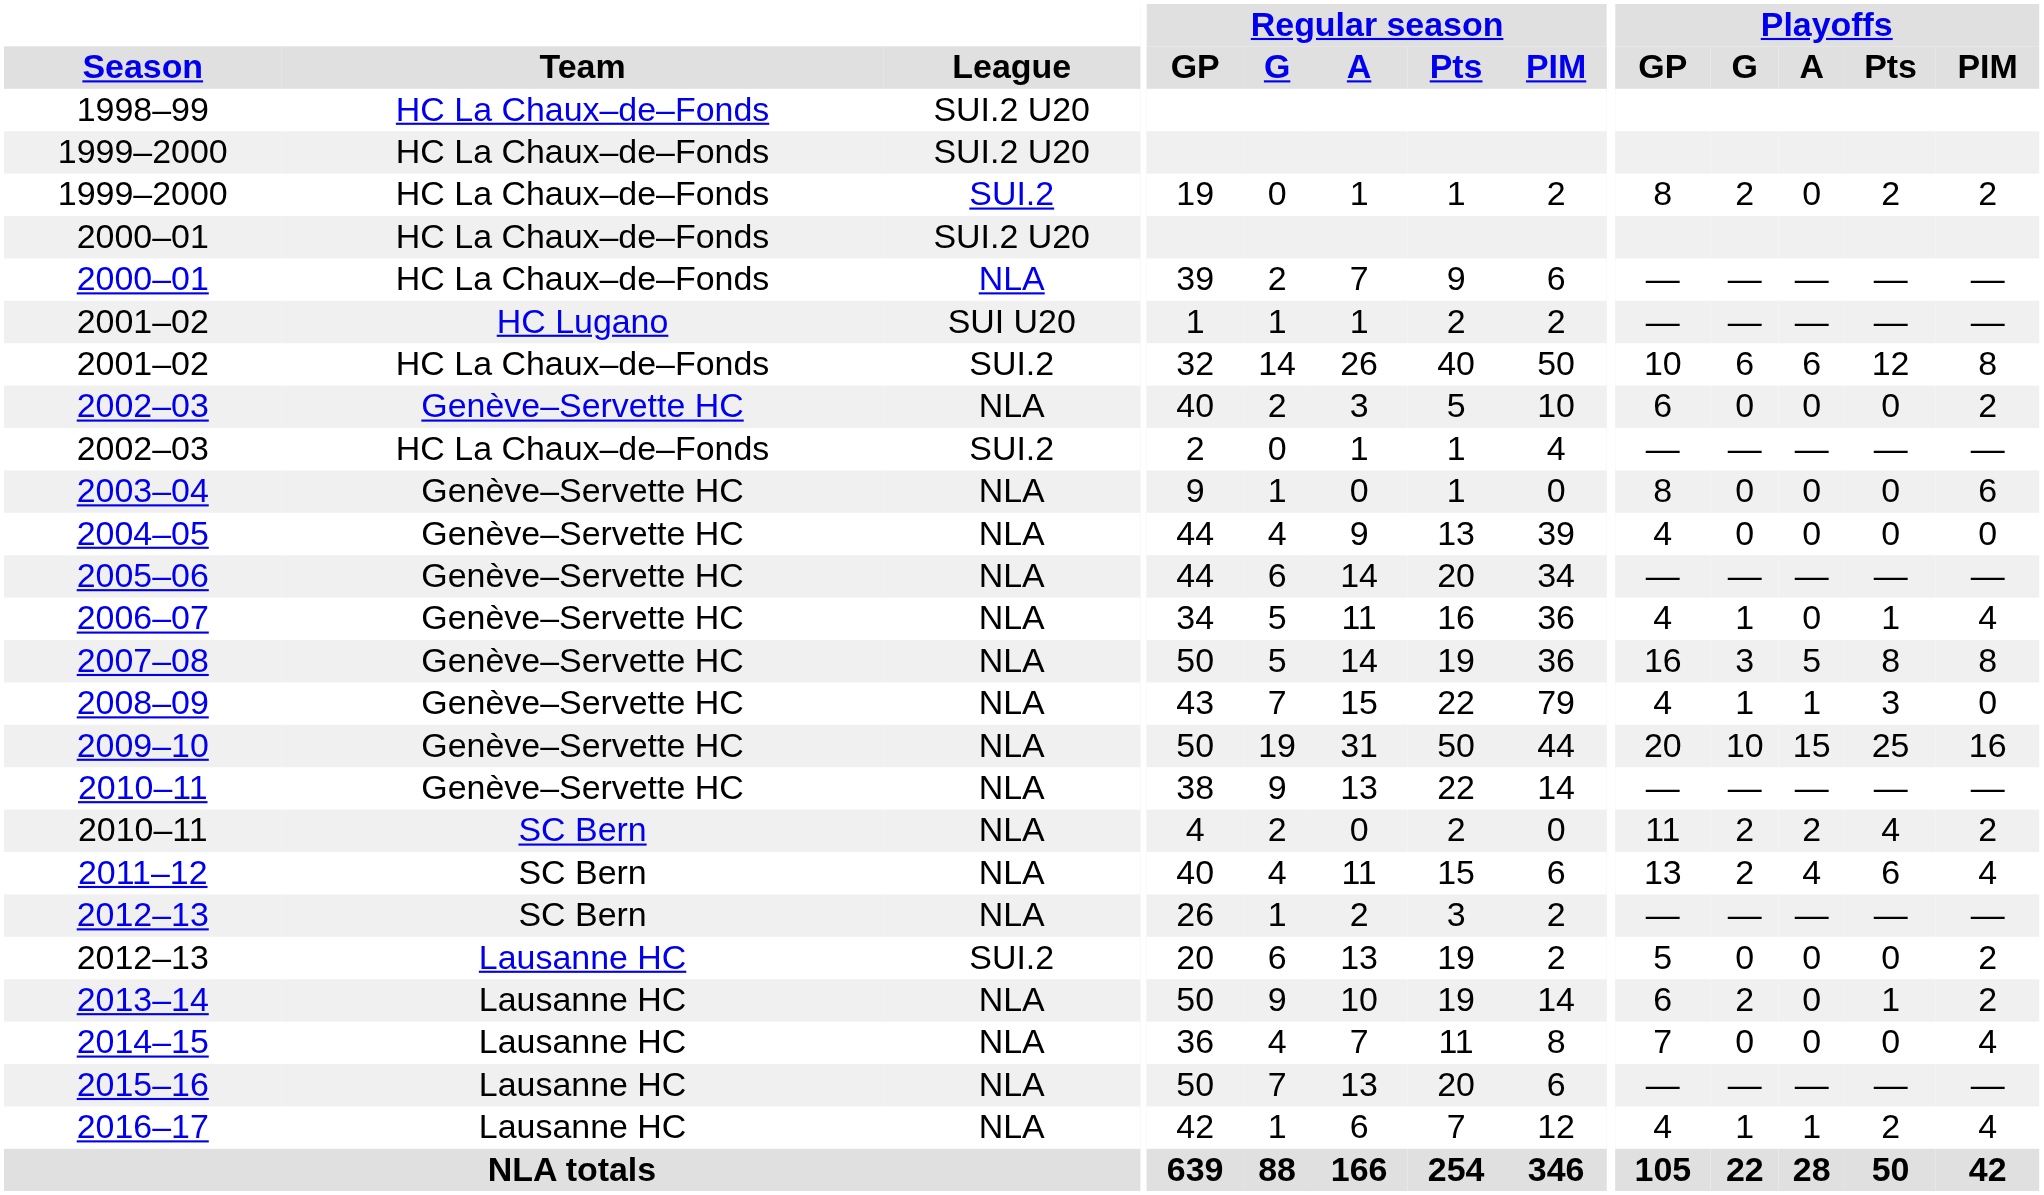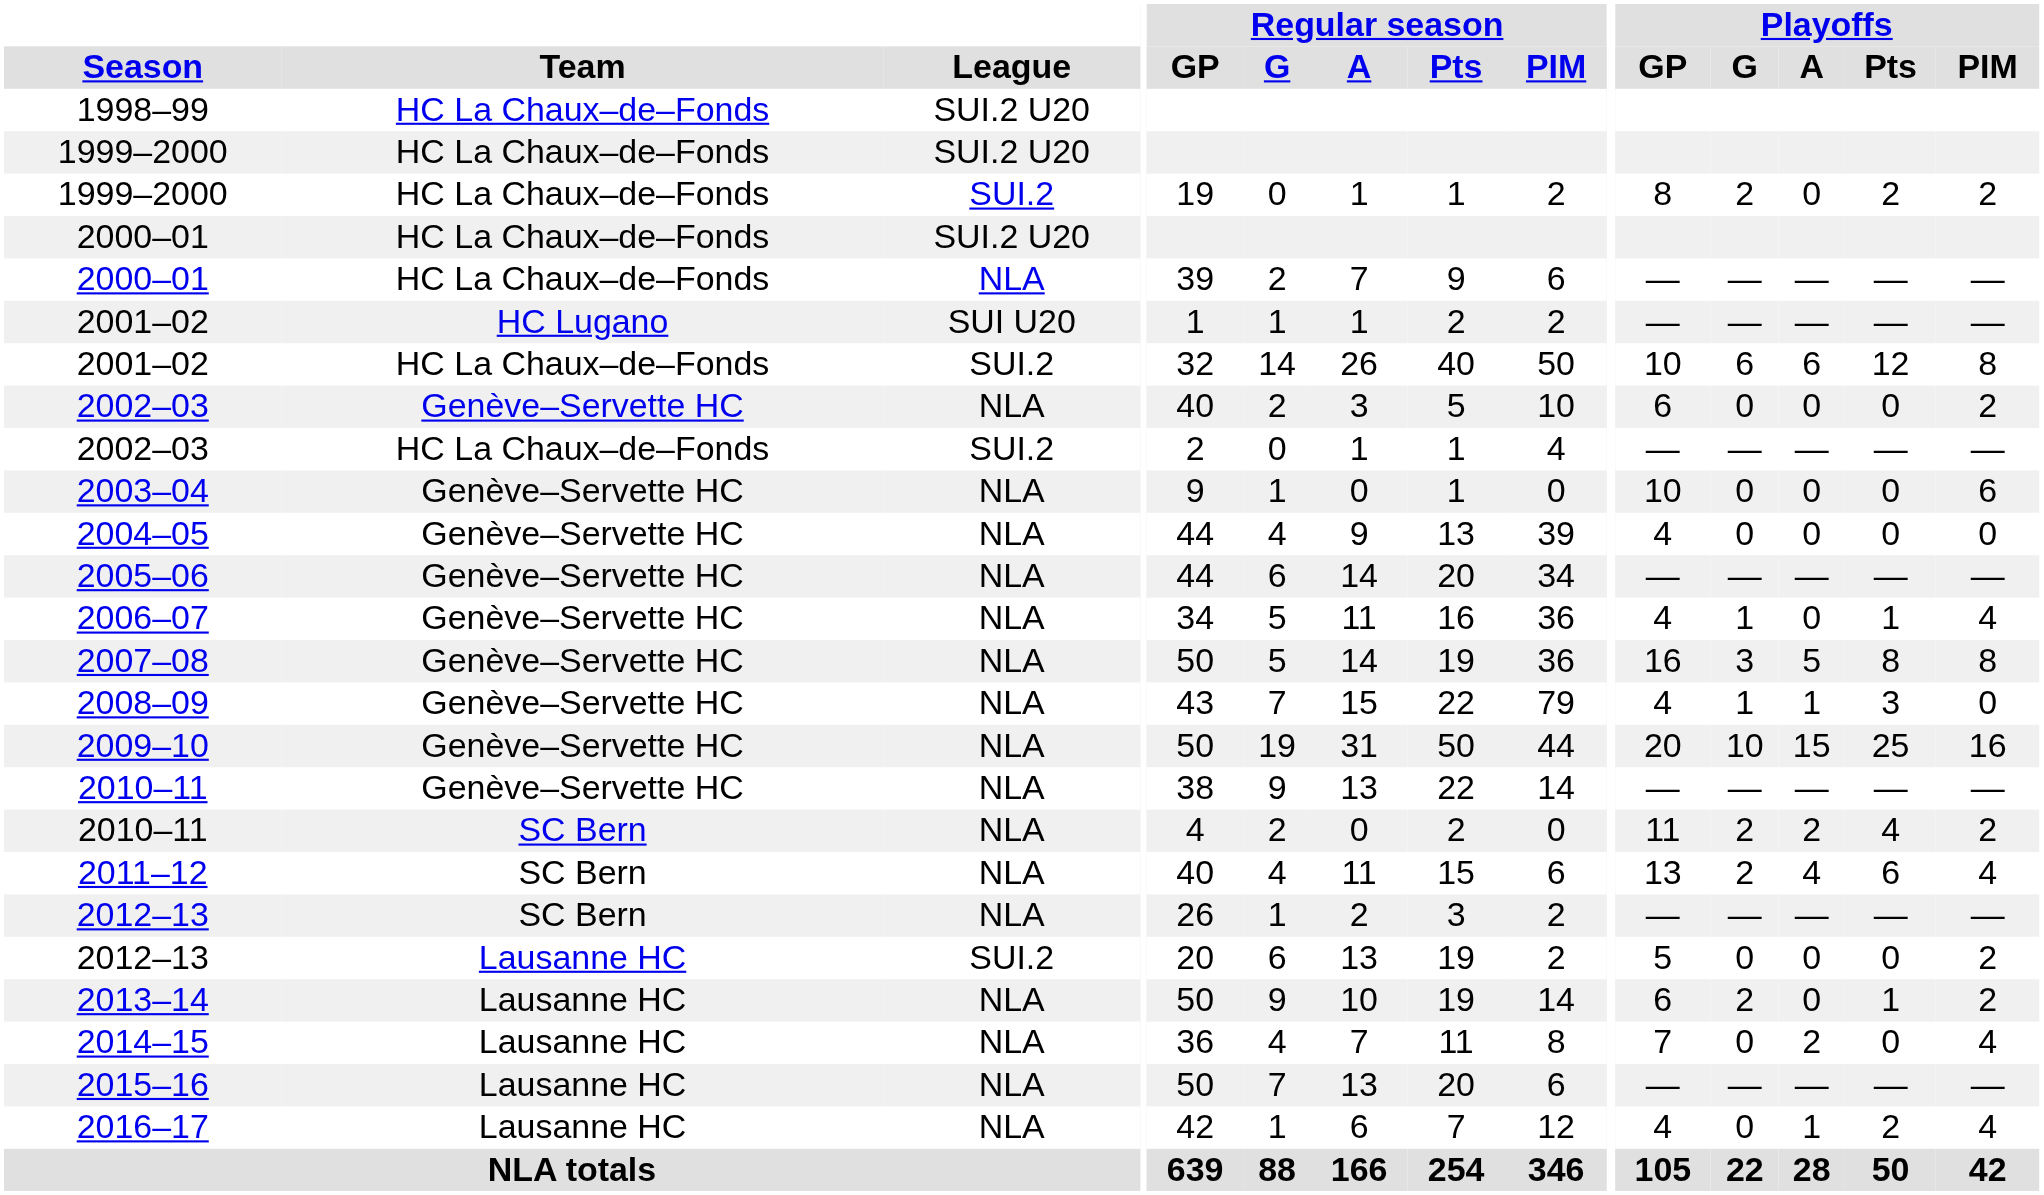(1663, 491) 8 -> (1663, 491) 10
(1812, 1042) 0 -> (1812, 1042) 2
(1745, 1127) 1 -> (1745, 1127) 0
